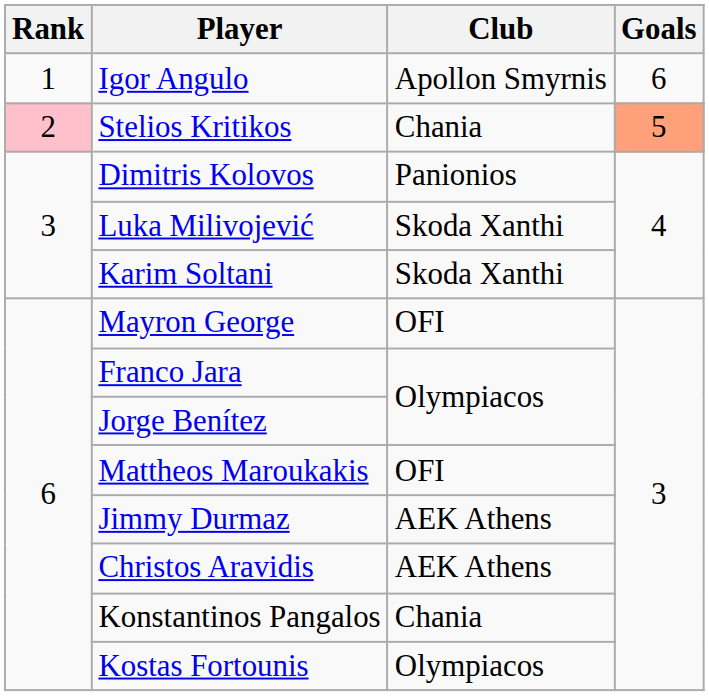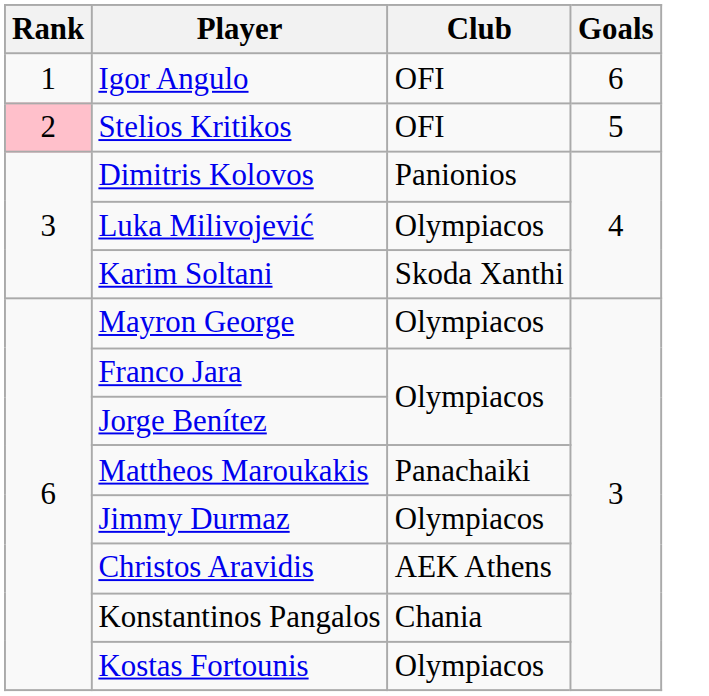(501, 77) Apollon Smyrnis -> (420, 77) OFI
(439, 126) Chania -> (420, 126) OFI
(659, 126) lightsalmon background -> (616, 126) no background
(479, 224) Skoda Xanthi -> (469, 224) Olympiacos
(420, 322) OFI -> (469, 322) Olympiacos
(420, 469) OFI -> (463, 469) Panachaiki
(473, 518) AEK Athens -> (469, 518) Olympiacos
